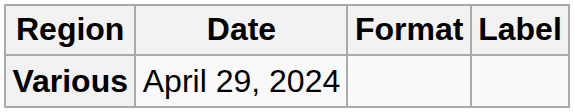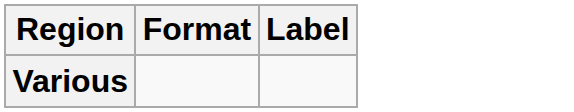- column: (241, 29)
